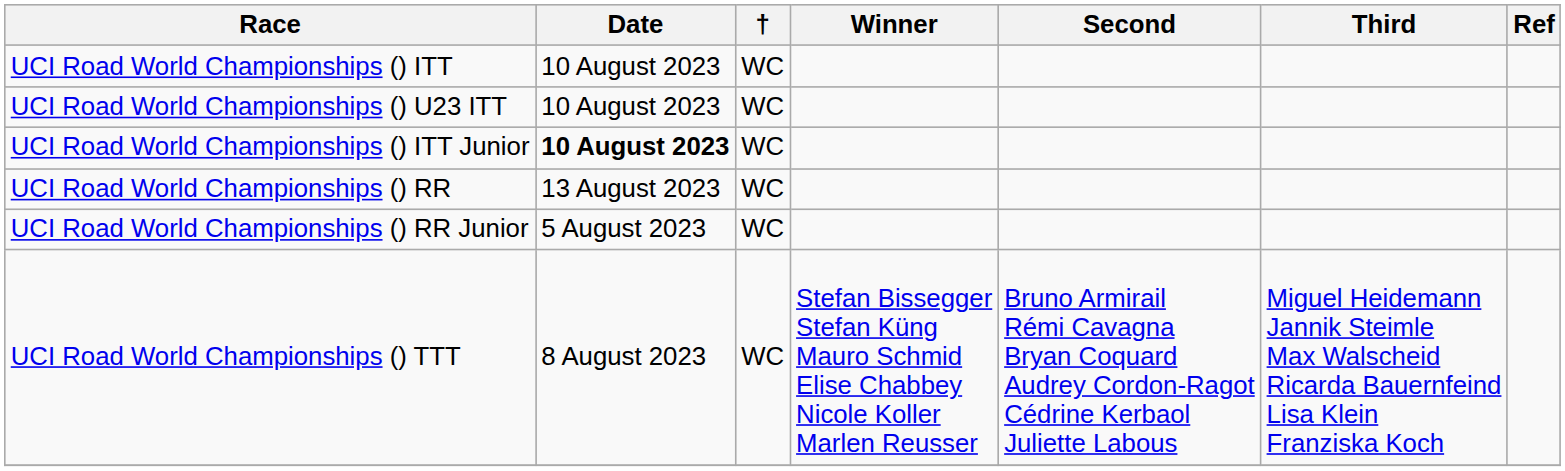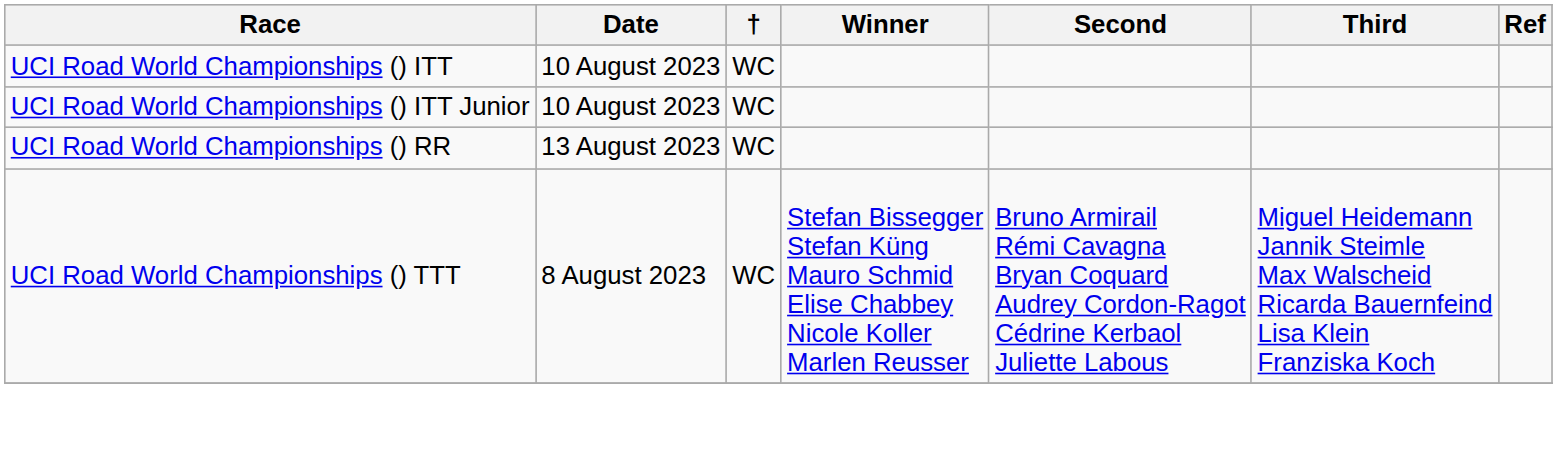- row: (259, 106)
(635, 147) bold -> (631, 106) normal
- row: (270, 229)
